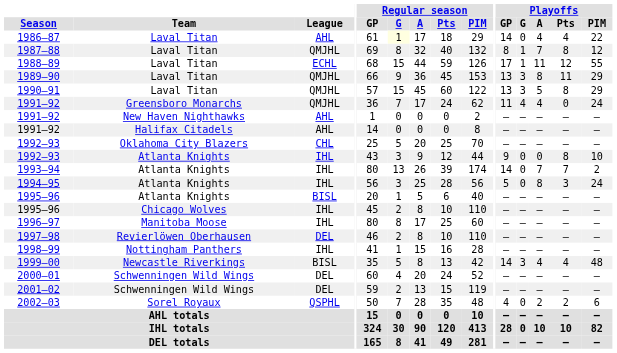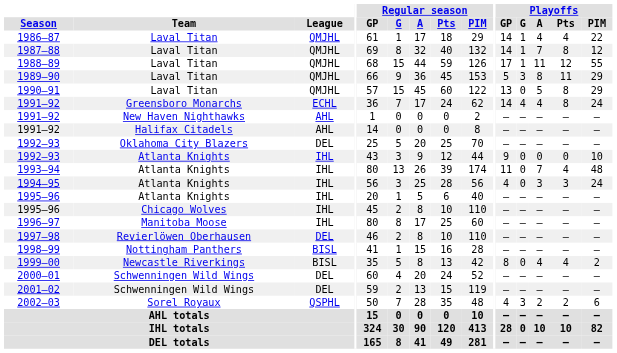(325, 37) AHL -> (325, 37) QMJHL
(399, 37) lightyellow background -> (399, 37) no background
(523, 37) 0 -> (523, 37) 1
(506, 50) 8 -> (506, 50) 14
(325, 64) ECHL -> (325, 64) QMJHL
(506, 77) 13 -> (506, 77) 5
(523, 90) 3 -> (523, 90) 0
(325, 103) QMJHL -> (325, 103) ECHL
(506, 103) 11 -> (506, 103) 14
(566, 103) 0 -> (566, 103) 8
(325, 143) CHL -> (325, 143) DEL
(566, 156) 8 -> (566, 156) 0
(506, 170) 14 -> (506, 170) 11
(566, 170) 7 -> (566, 170) 4
(597, 170) 2 -> (597, 170) 48
(506, 183) 5 -> (506, 183) 4
(540, 183) 8 -> (540, 183) 3
(325, 196) BISL -> (325, 196) IHL
(325, 249) IHL -> (325, 249) BISL
(506, 263) 14 -> (506, 263) 8
(523, 263) 3 -> (523, 263) 0
(597, 263) 48 -> (597, 263) 2
(523, 302) 0 -> (523, 302) 3
